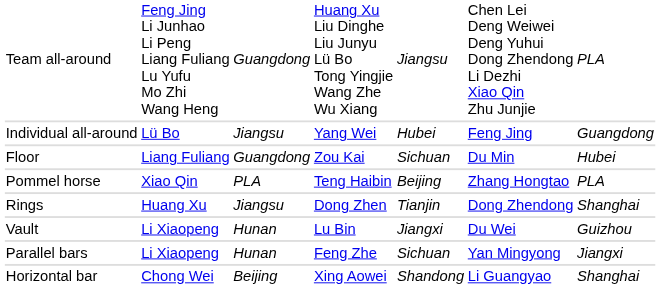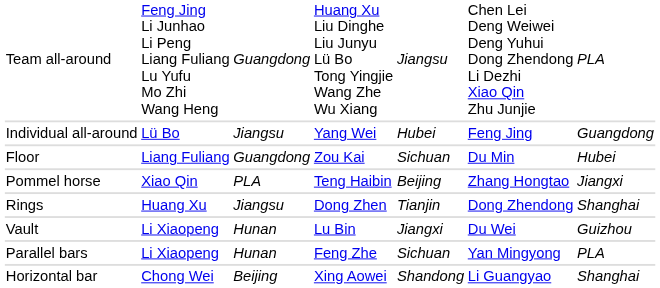(591, 181) PLA -> (600, 181) Jiangxi
(600, 252) Jiangxi -> (591, 252) PLA
